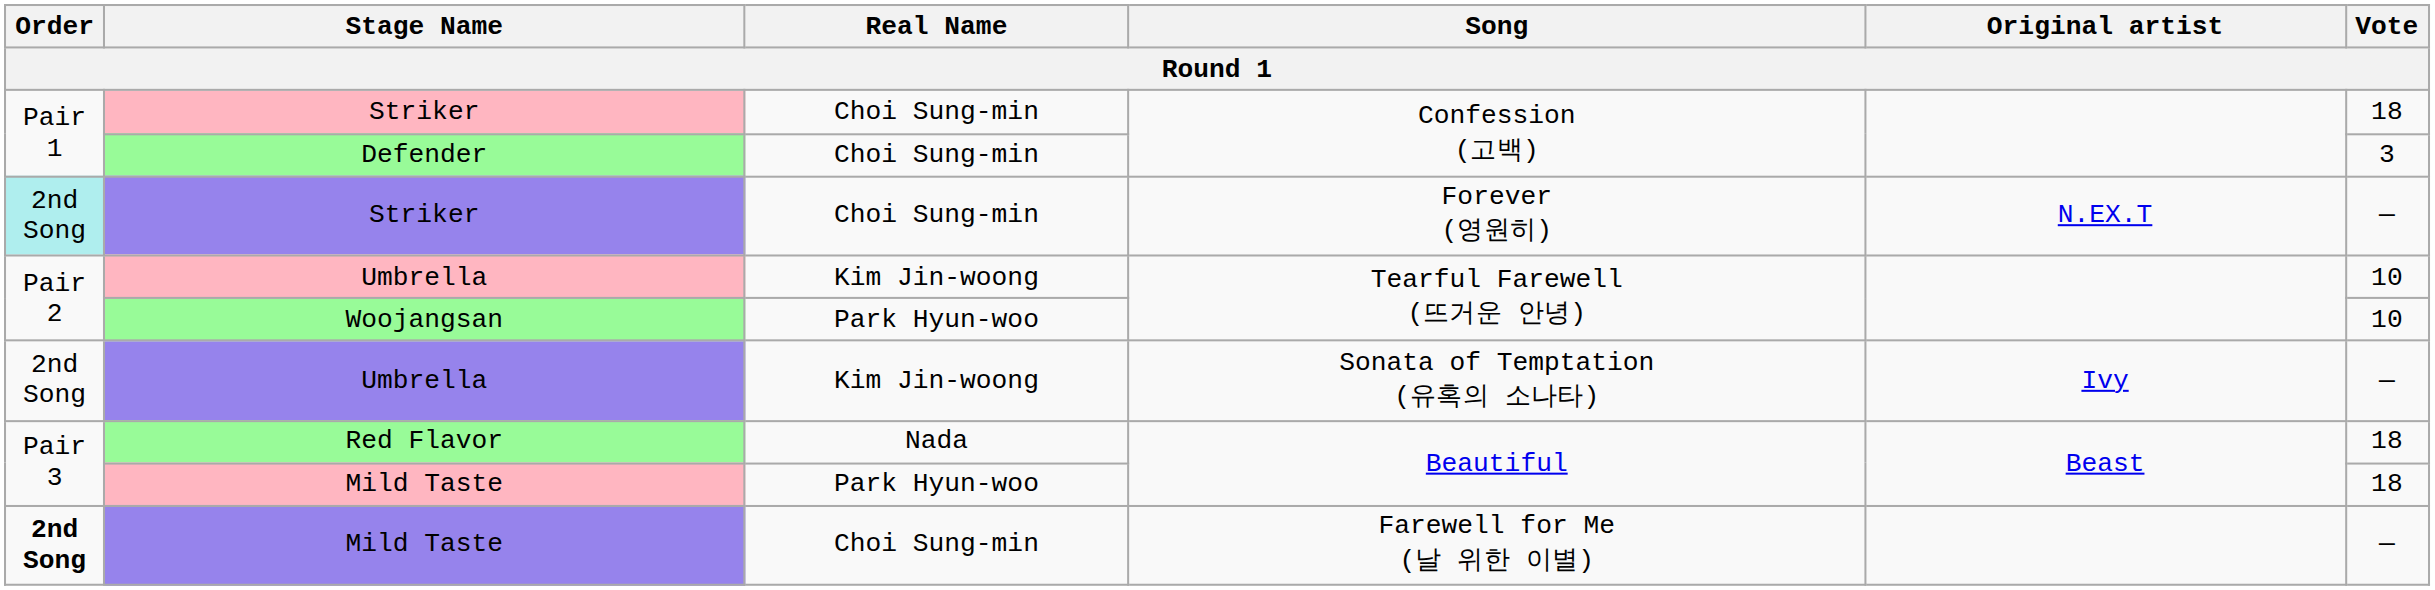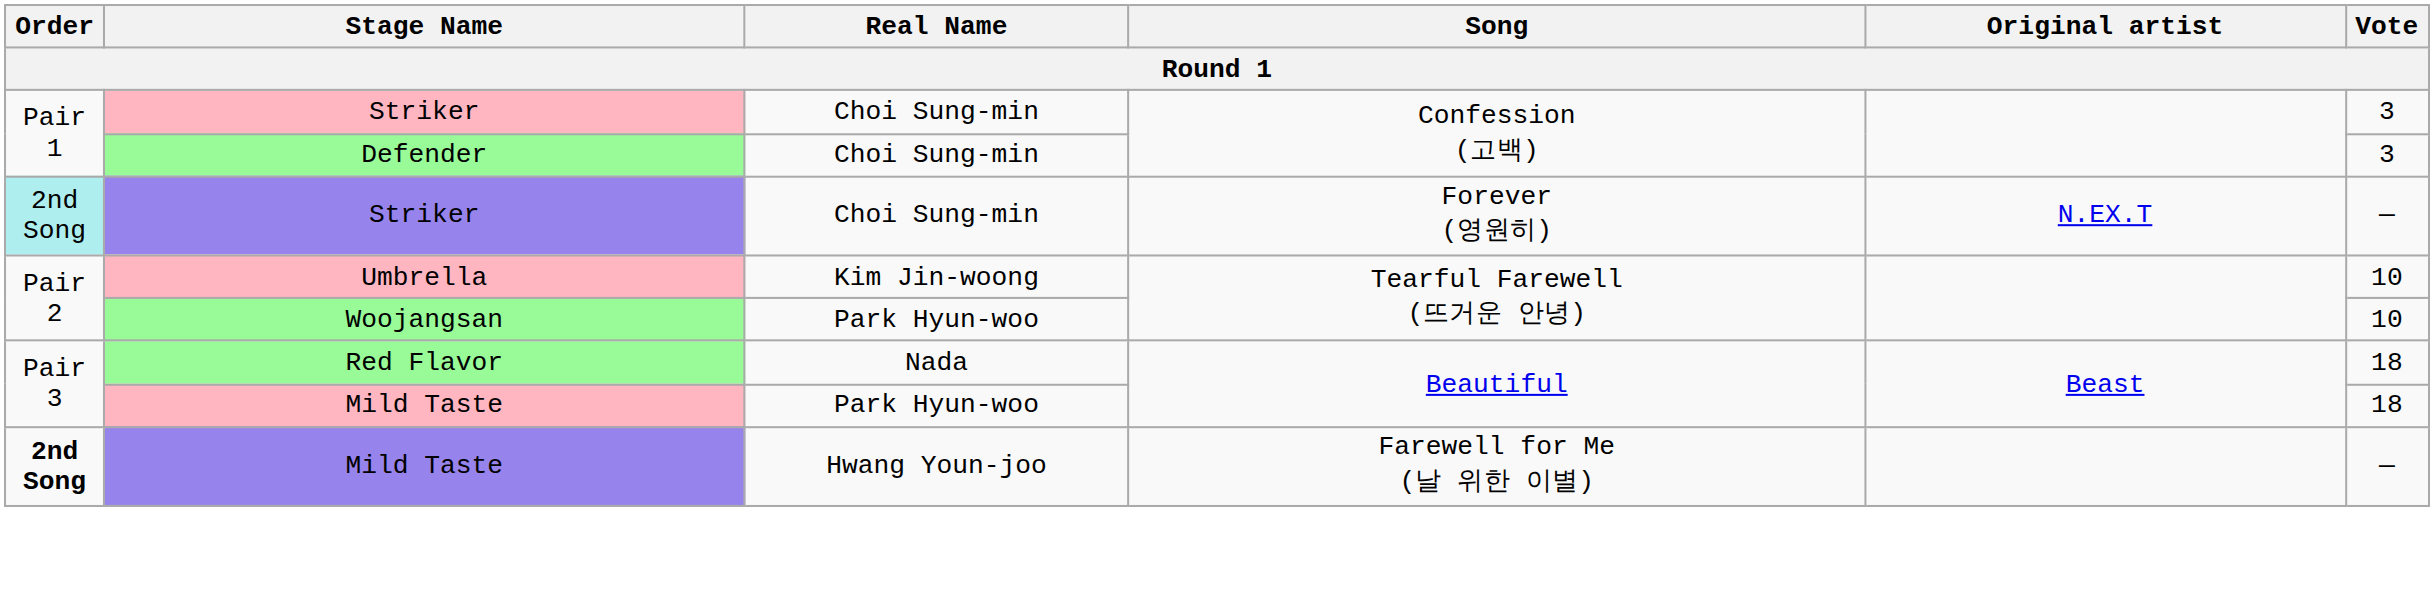(2387, 112) 18 -> (2387, 112) 3
- row: (424, 381)
(936, 545) Choi Sung-min -> (936, 466) Hwang Youn-joo
